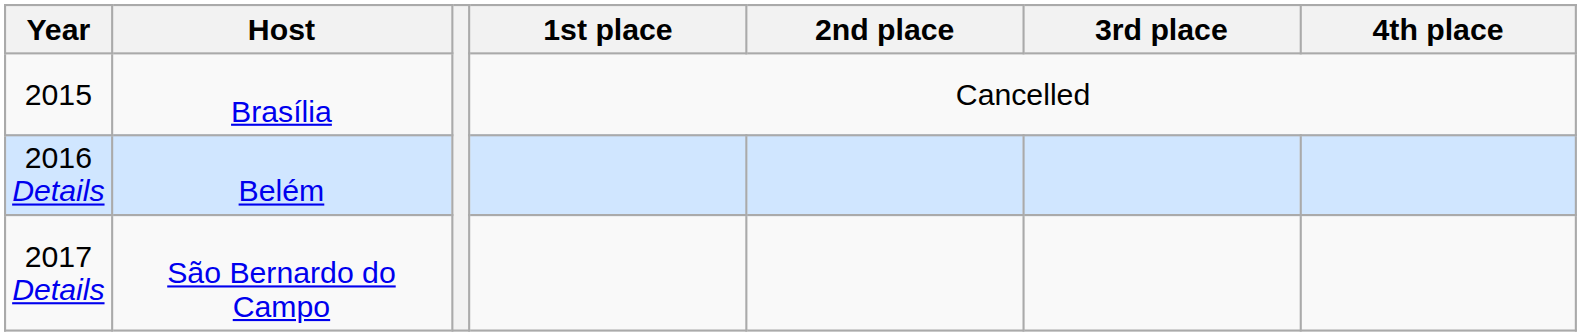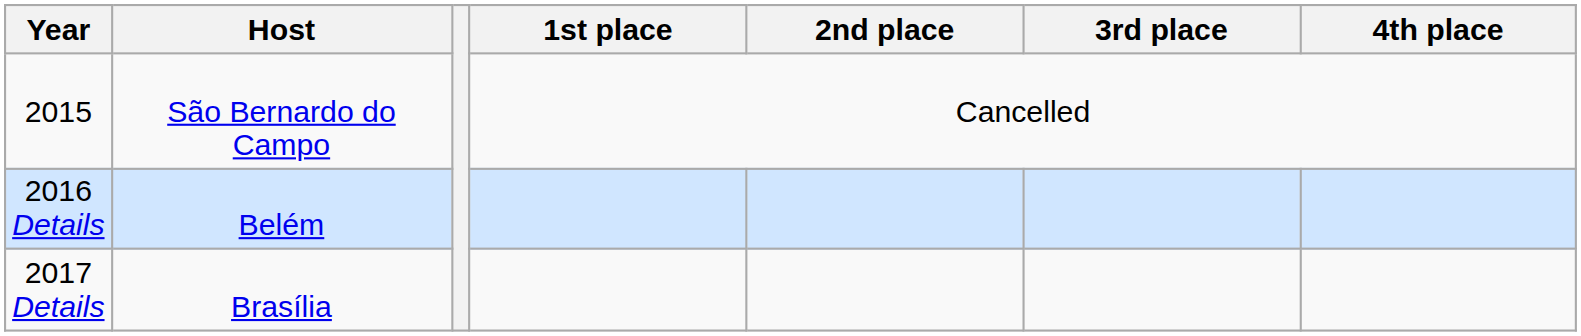(281, 111) Brasília -> (281, 128) São Bernardo do Campo
(281, 290) São Bernardo do Campo -> (281, 307) Brasília
